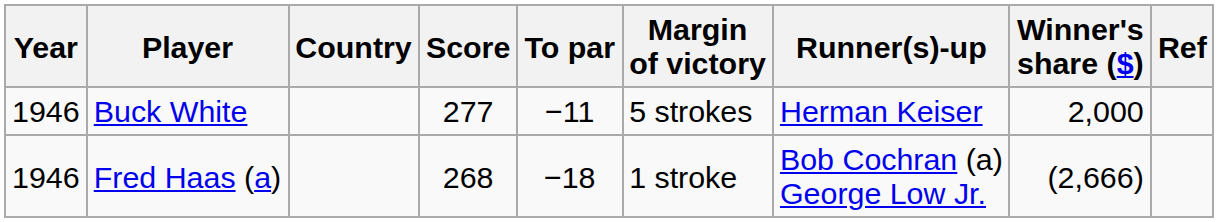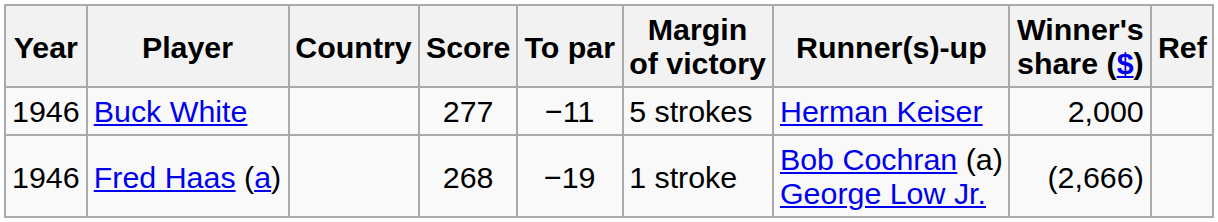(570, 176) −18 -> (570, 176) −19
